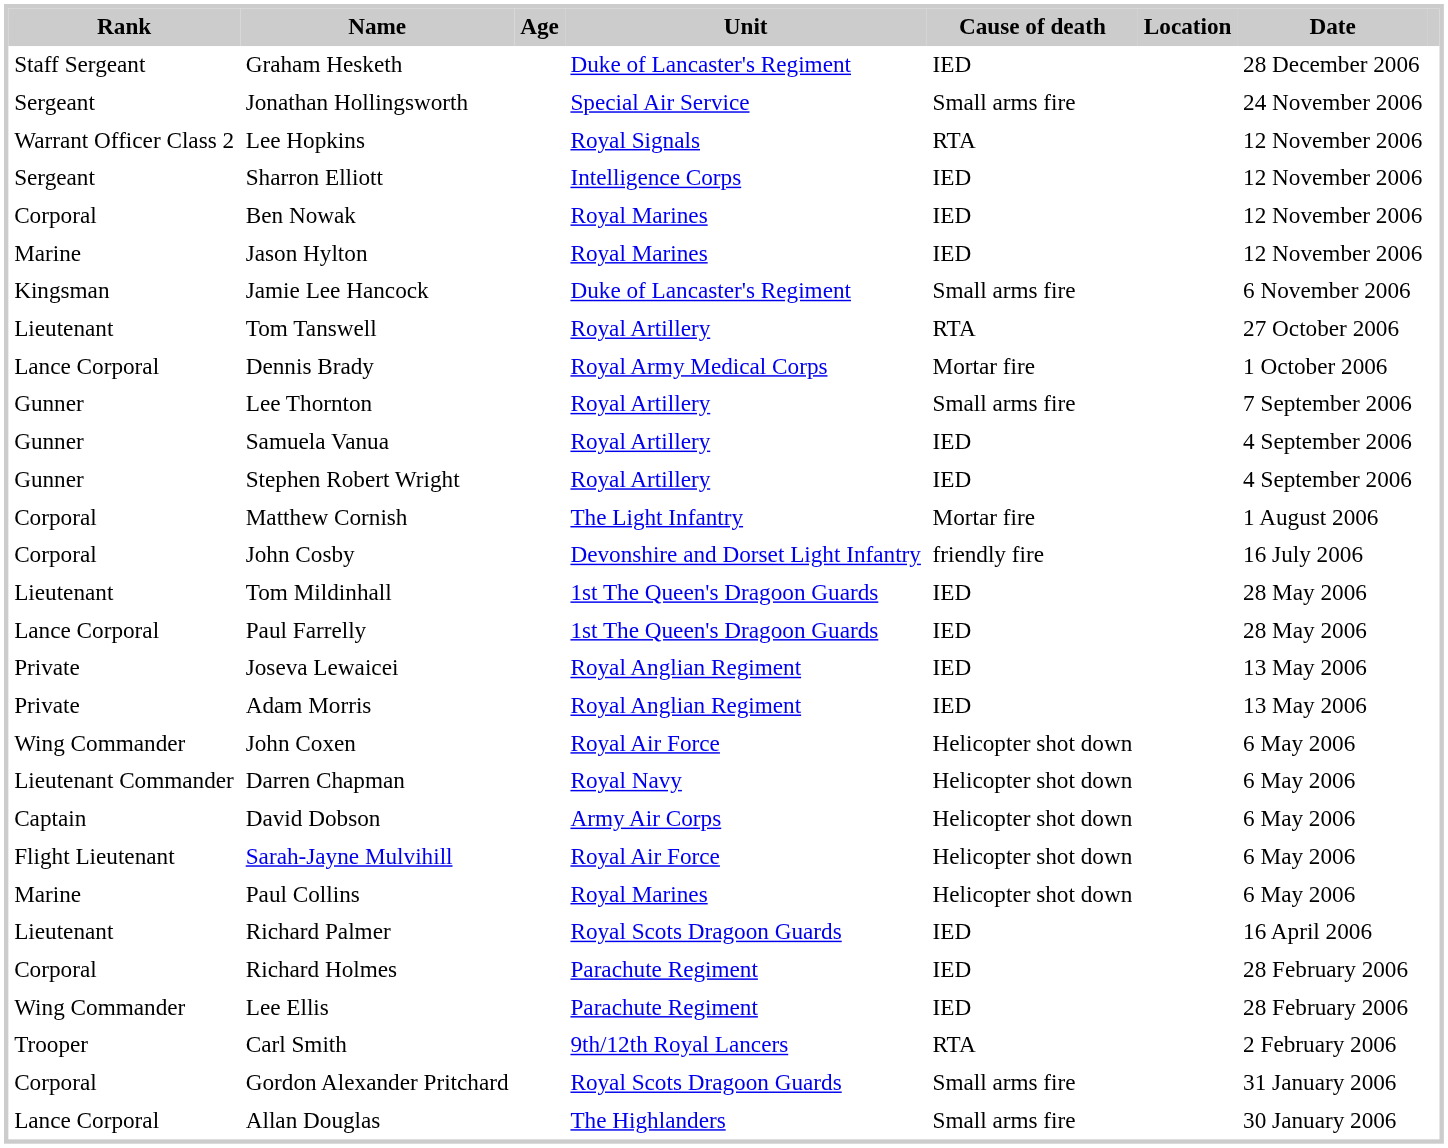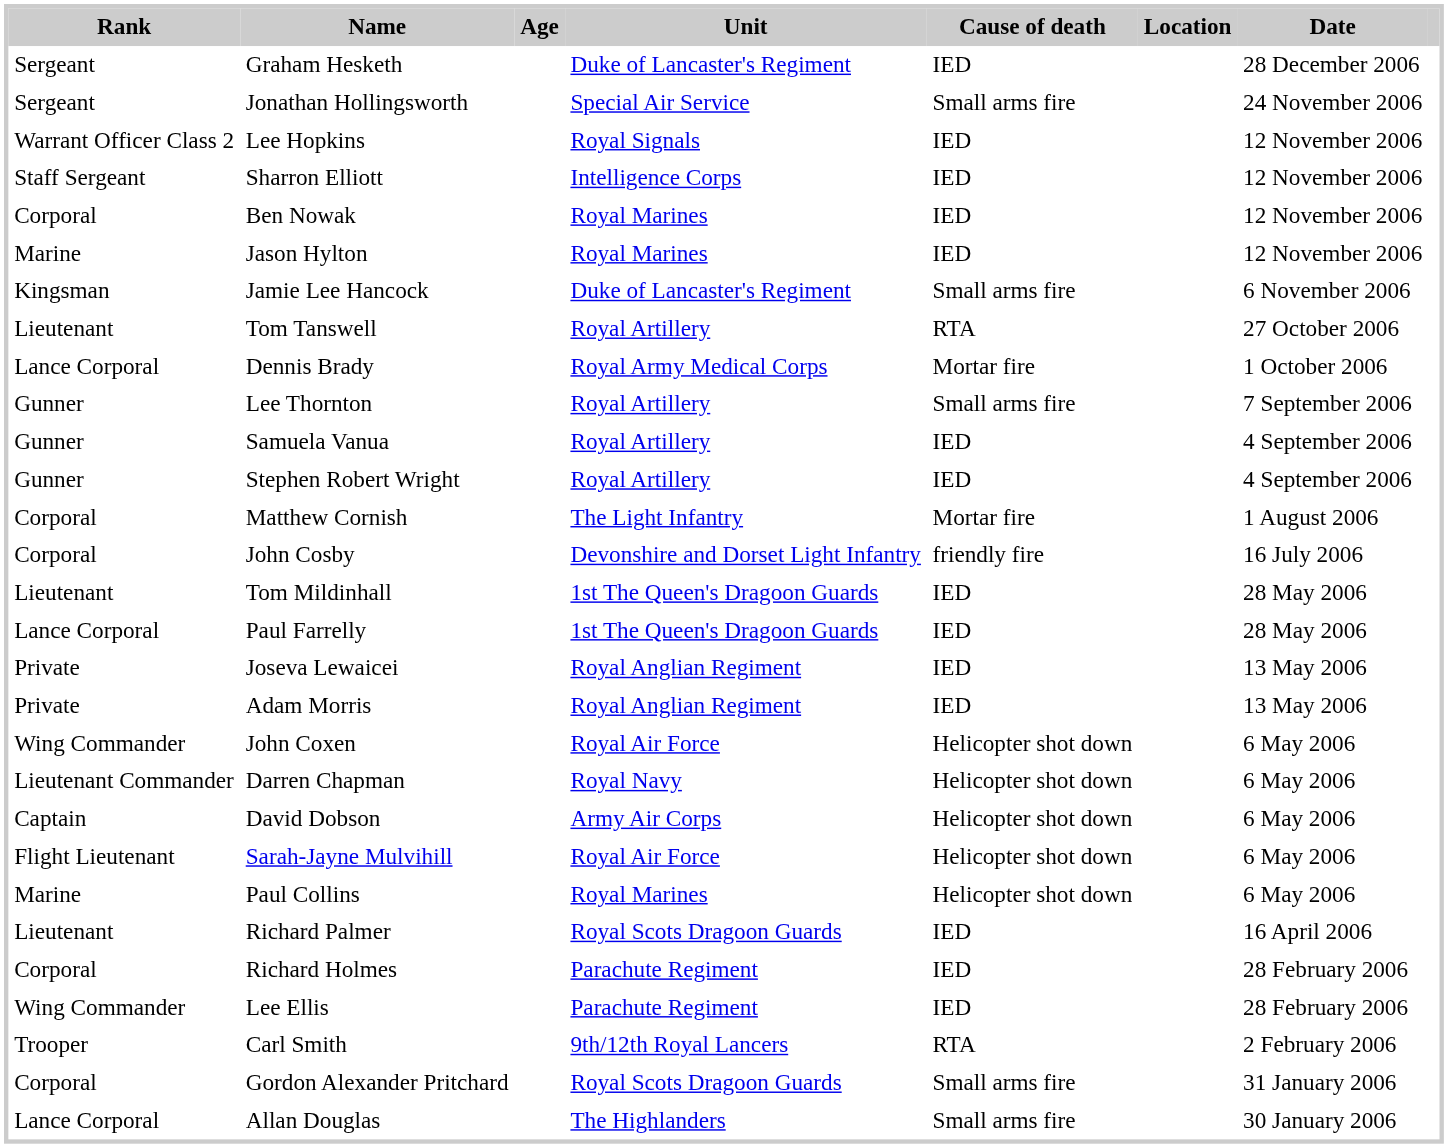(80, 64) Staff Sergeant -> (55, 64) Sergeant
(954, 140) RTA -> (952, 140) IED
(55, 177) Sergeant -> (80, 177) Staff Sergeant
